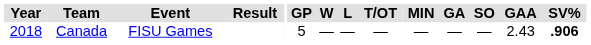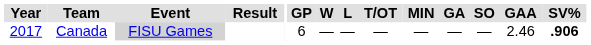(26, 31) 2018 -> (26, 31) 2017
(170, 31) no background -> (170, 31) lightgrey background
(302, 31) 5 -> (302, 31) 6
(521, 31) 2.43 -> (521, 31) 2.46
